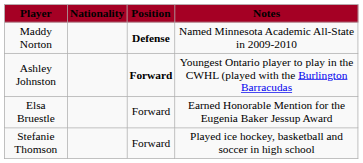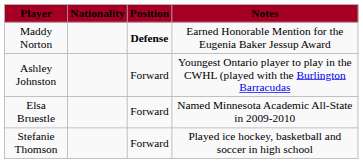(267, 37) Named Minnesota Academic All-State in 2009-2010 -> (265, 37) Earned Honorable Mention for the Eugenia Baker Jessup Award
(151, 75) bold -> (149, 75) normal
(267, 112) Earned Honorable Mention for the Eugenia Baker Jessup Award -> (265, 112) Named Minnesota Academic All-State in 2009-2010
